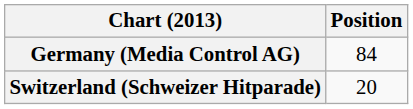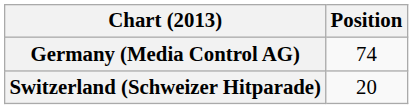(366, 53) 84 -> (366, 53) 74
